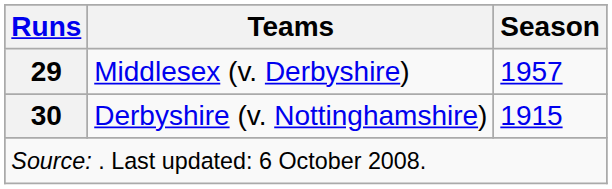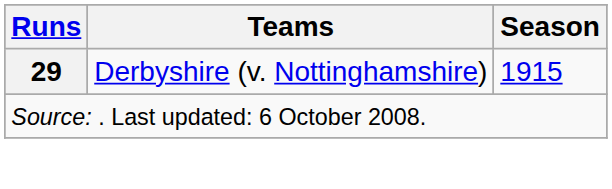- row: (252, 71)
(46, 115) 30 -> (46, 71) 29
